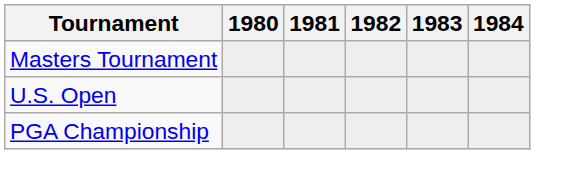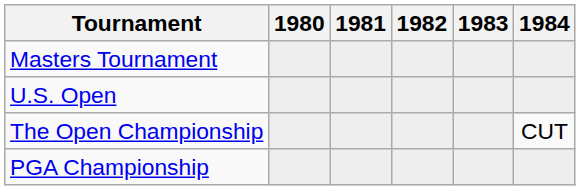+ row: (137, 131)
